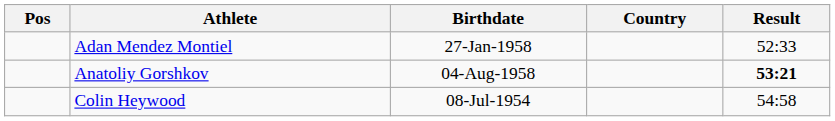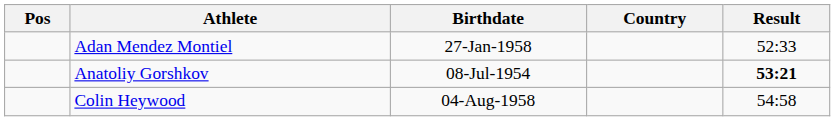(488, 73) 04-Aug-1958 -> (488, 73) 08-Jul-1954
(488, 101) 08-Jul-1954 -> (488, 101) 04-Aug-1958
